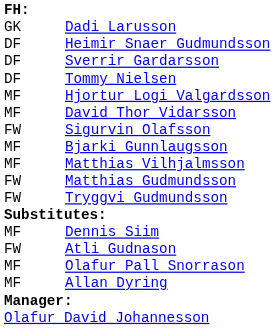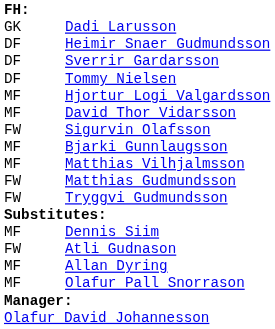rows swapped: (116, 284) <-> (155, 267)
